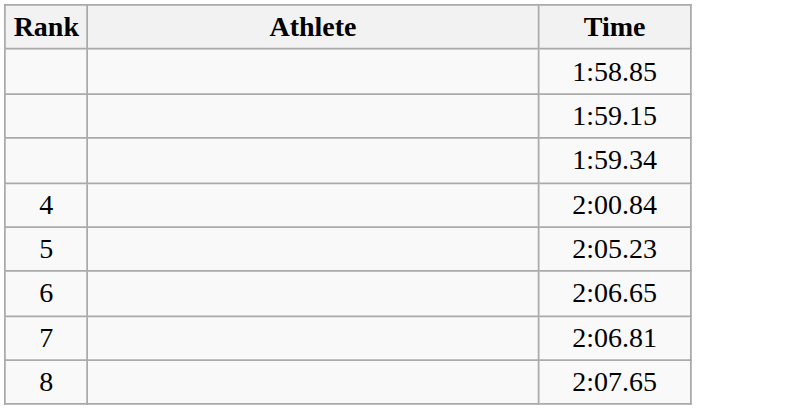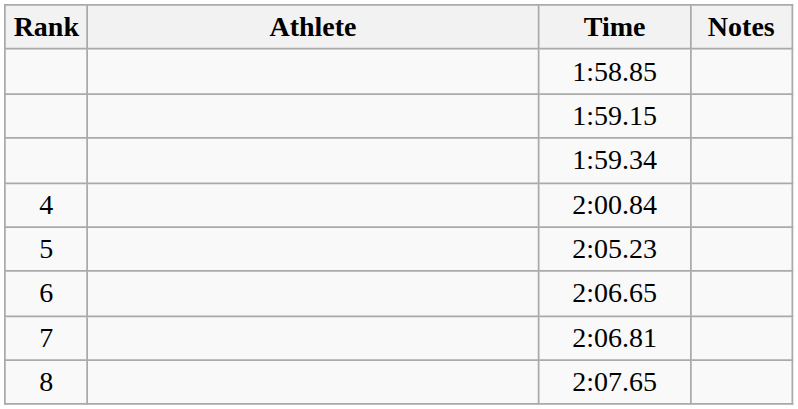+ column: (741, 26)
